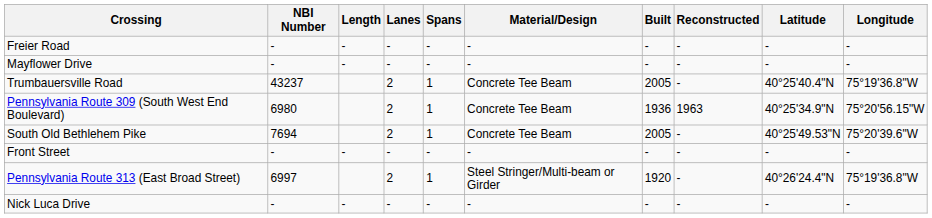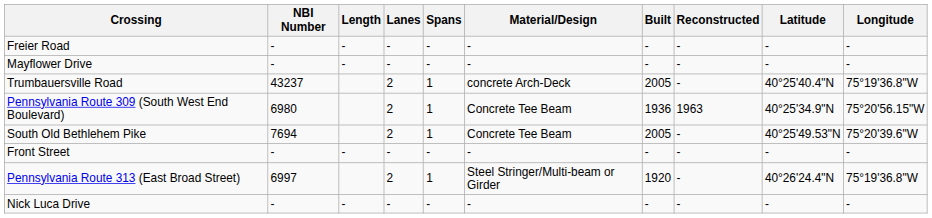(519, 83) Concrete Tee Beam -> (519, 83) concrete Arch-Deck
